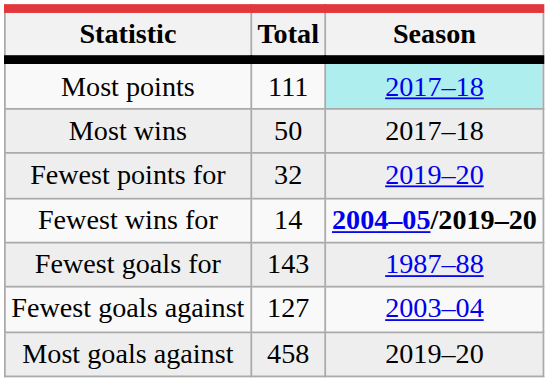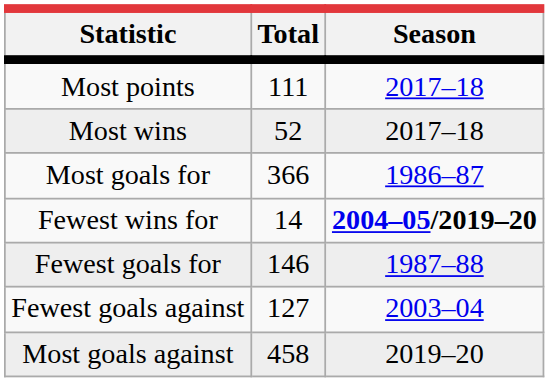(434, 85) paleturquoise background -> (434, 85) no background
(288, 130) 50 -> (288, 130) 52
+ row: (128, 175)
- row: (128, 175)
(288, 264) 143 -> (288, 264) 146
